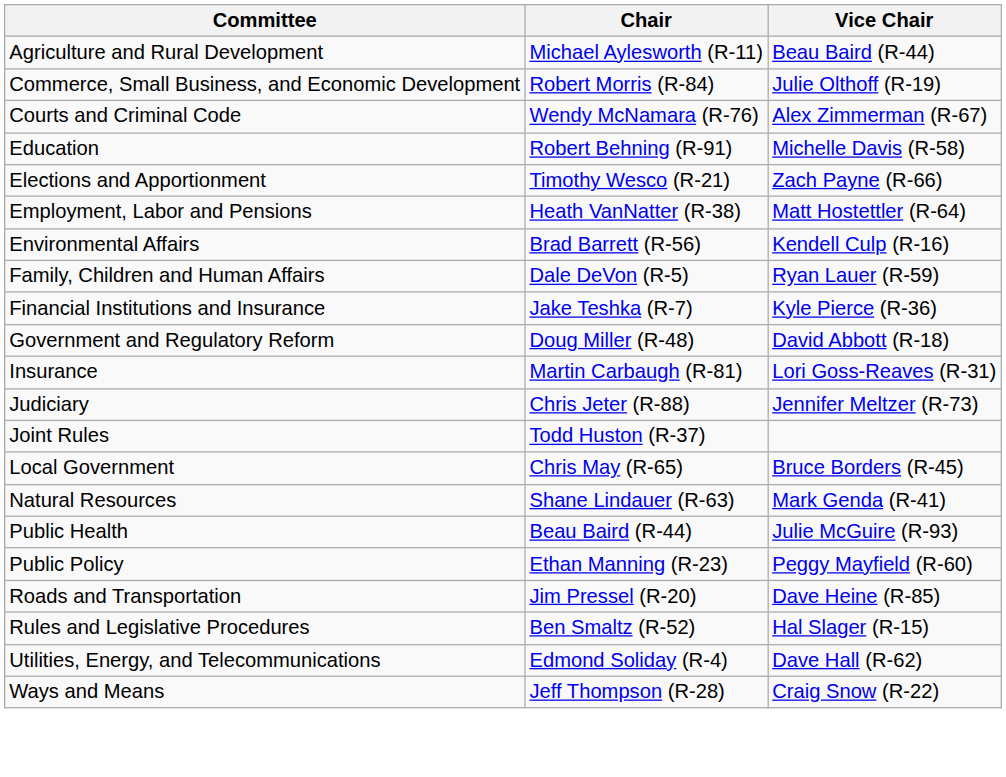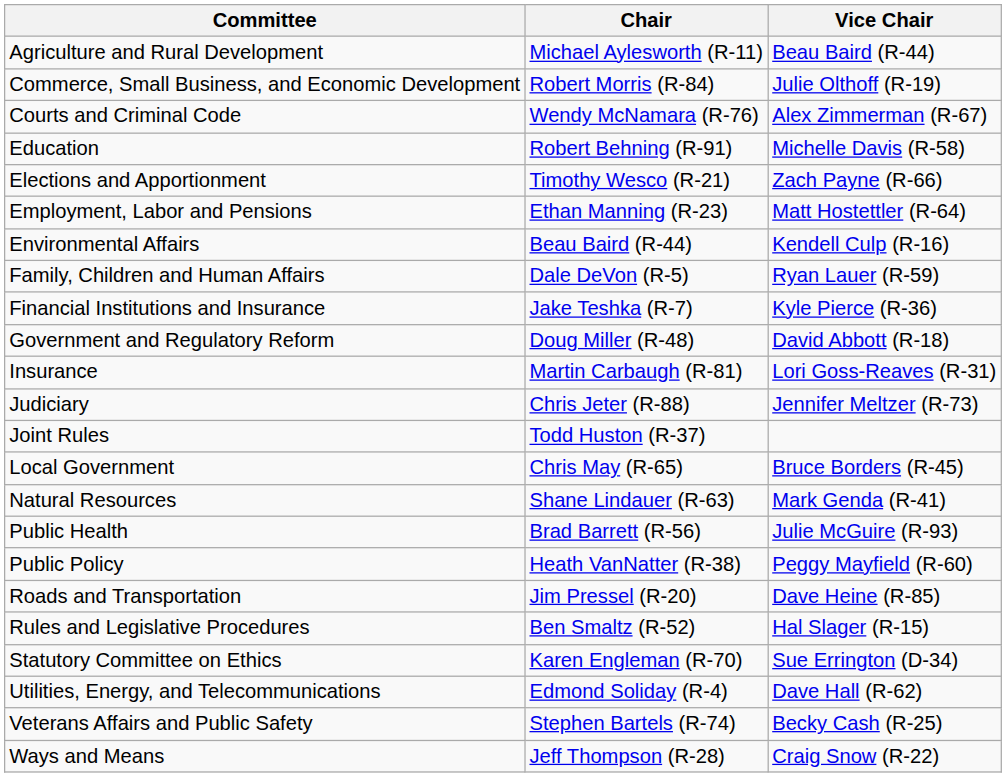(635, 212) Heath VanNatter (R-38) -> (629, 212) Ethan Manning (R-23)
(615, 244) Brad Barrett (R-56) -> (611, 244) Beau Baird (R-44)
(611, 532) Beau Baird (R-44) -> (615, 532) Brad Barrett (R-56)
(629, 564) Ethan Manning (R-23) -> (635, 564) Heath VanNatter (R-38)
+ row: (145, 659)
+ row: (161, 723)
